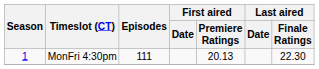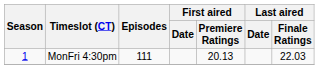(293, 56) 22.30 -> (293, 56) 22.03
